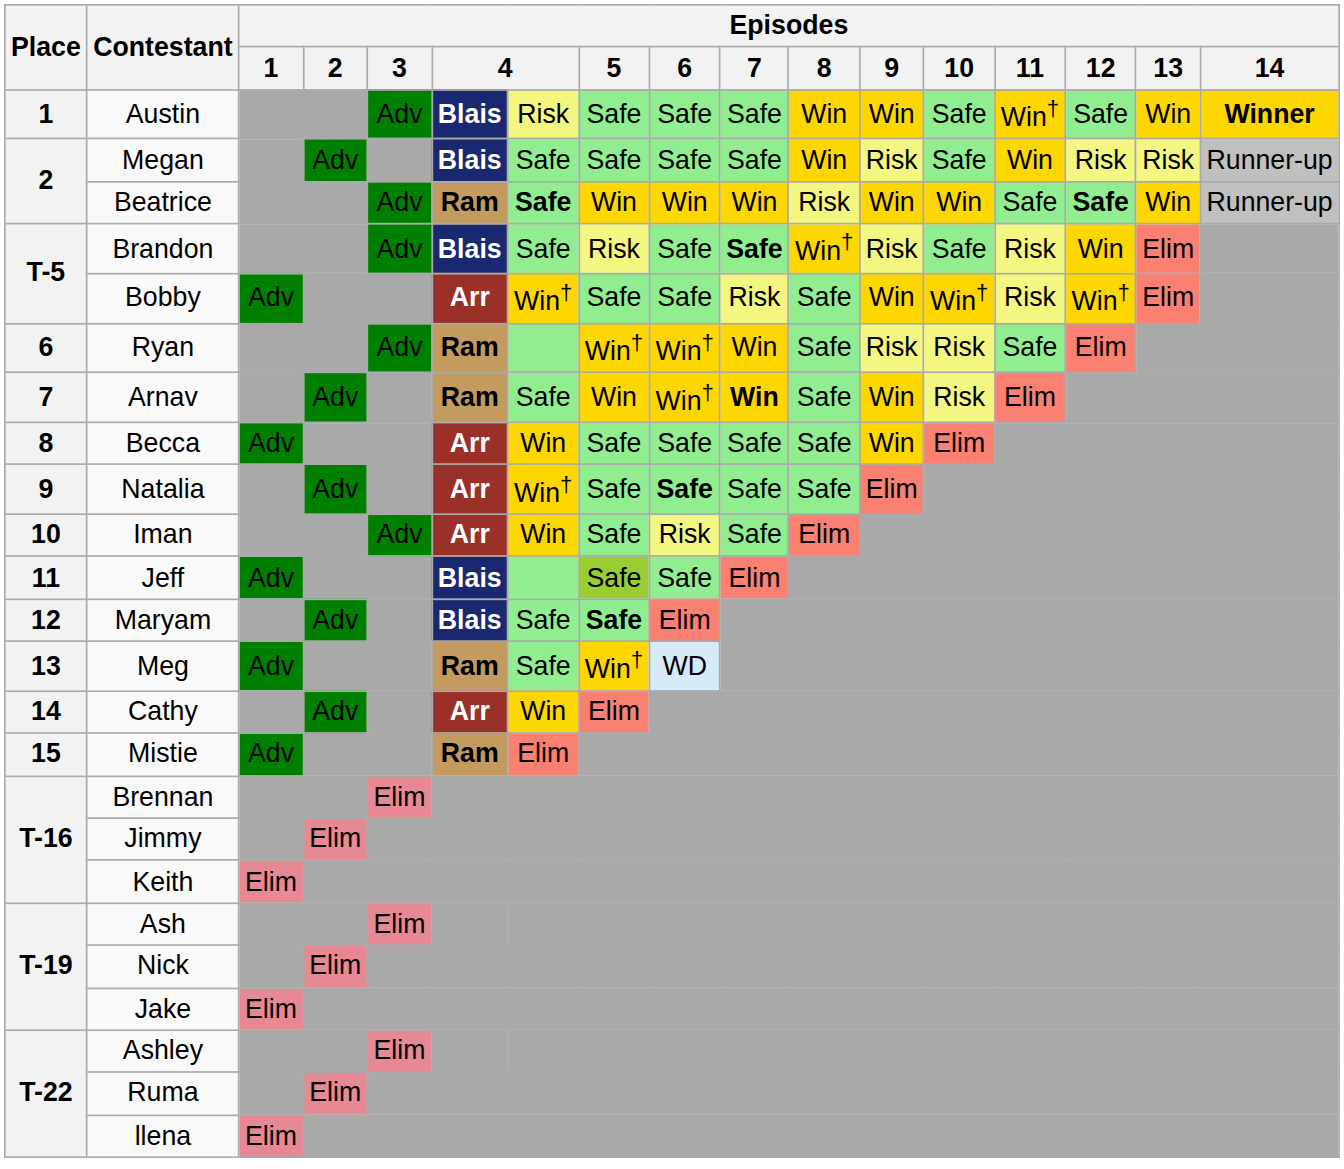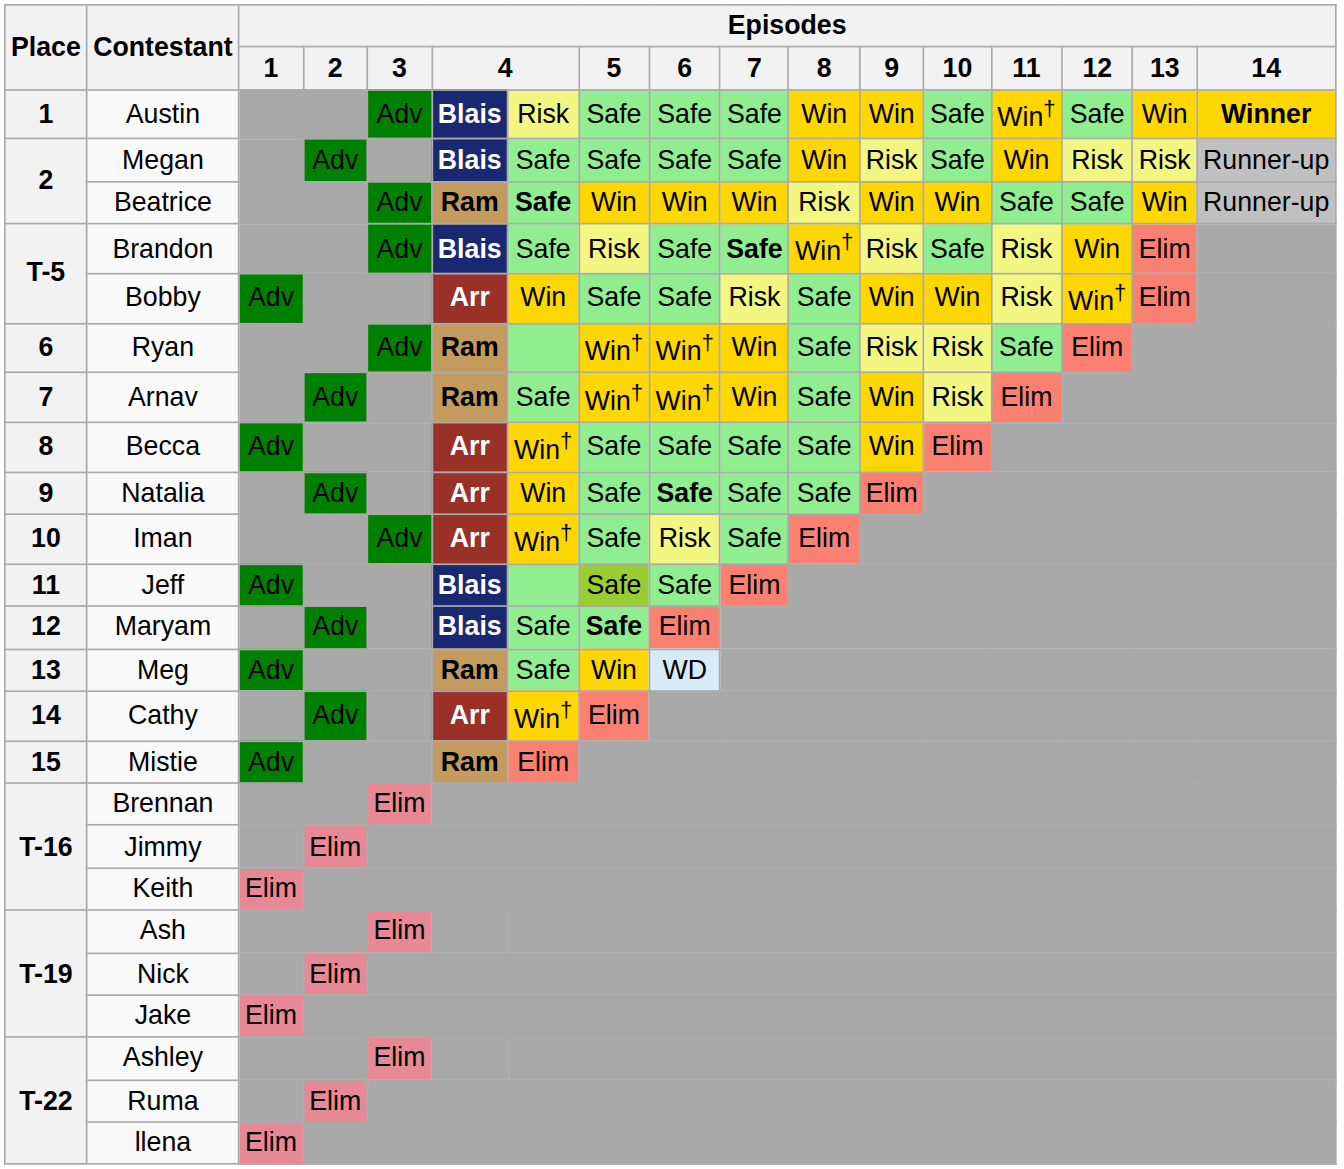(1101, 202) bold -> (1097, 202) normal
(543, 298) Win† -> (543, 298) Win
(959, 298) Win† -> (957, 298) Win
(614, 397) Win -> (614, 397) Win†
(754, 397) bold -> (754, 397) normal
(543, 443) Win -> (543, 446) Win†
(543, 489) Win† -> (543, 492) Win
(543, 535) Win -> (543, 538) Win†
(614, 665) Win† -> (614, 669) Win
(543, 711) Win -> (543, 715) Win†
